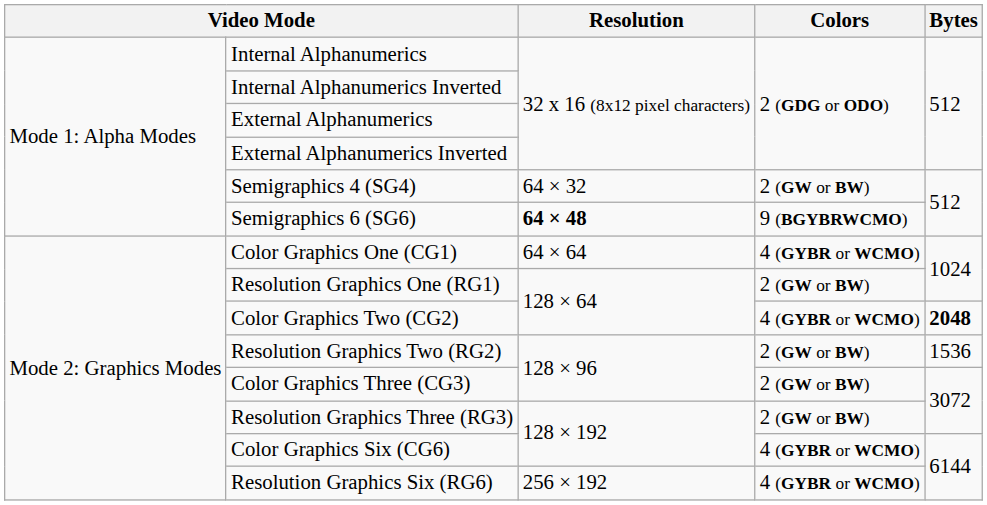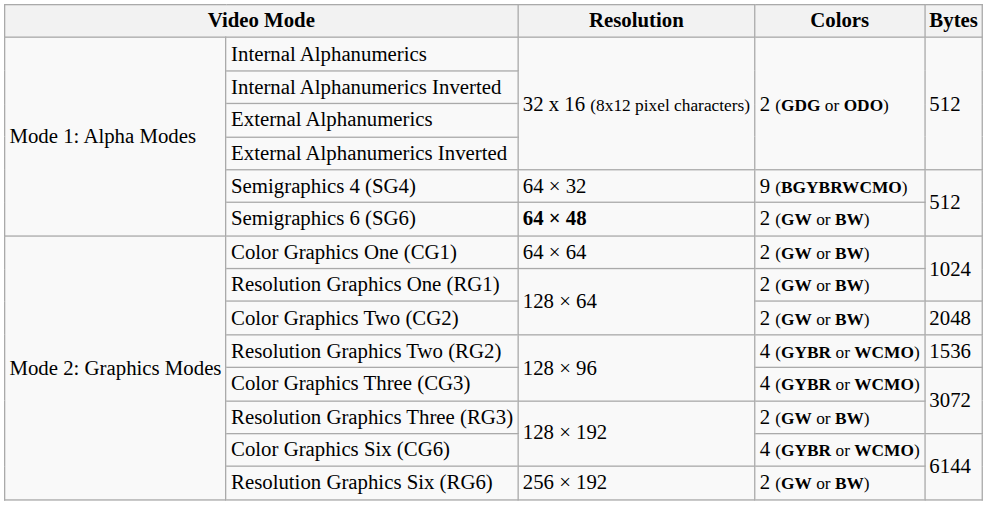(815, 185) 2 (GW or BW) -> (834, 185) 9 (BGYBRWCMO)
(834, 218) 9 (BGYBRWCMO) -> (815, 218) 2 (GW or BW)
(840, 251) 4 (GYBR or WCMO) -> (815, 251) 2 (GW or BW)
(840, 317) 4 (GYBR or WCMO) -> (815, 317) 2 (GW or BW)
(950, 317) bold -> (950, 317) normal
(815, 350) 2 (GW or BW) -> (840, 350) 4 (GYBR or WCMO)
(815, 383) 2 (GW or BW) -> (840, 383) 4 (GYBR or WCMO)
(840, 482) 4 (GYBR or WCMO) -> (815, 482) 2 (GW or BW)
